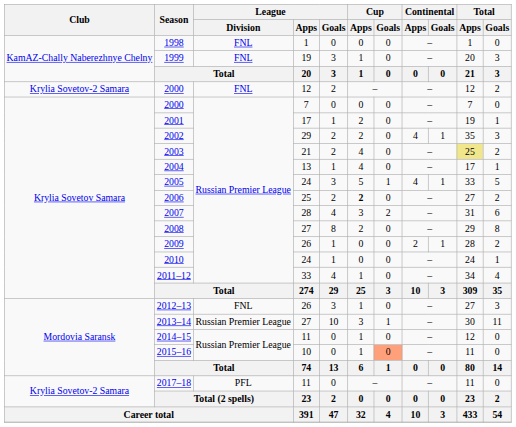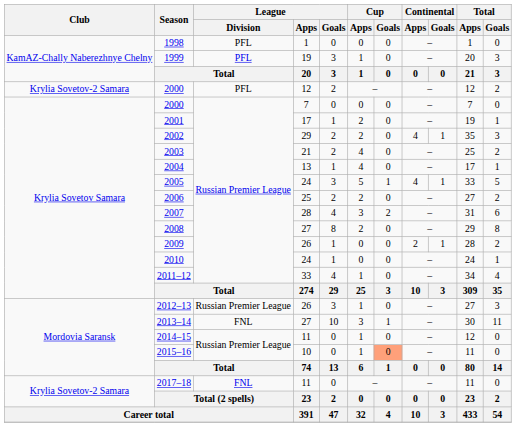(243, 43) FNL -> (243, 43) PFL
(243, 58) FNL -> (243, 58) PFL
(243, 89) FNL -> (243, 89) PFL
(470, 151) khaki background -> (470, 151) no background
(361, 197) bold -> (361, 197) normal
(243, 306) FNL -> (243, 306) Russian Premier League
(243, 321) Russian Premier League -> (243, 321) FNL
(243, 383) PFL -> (243, 383) FNL
